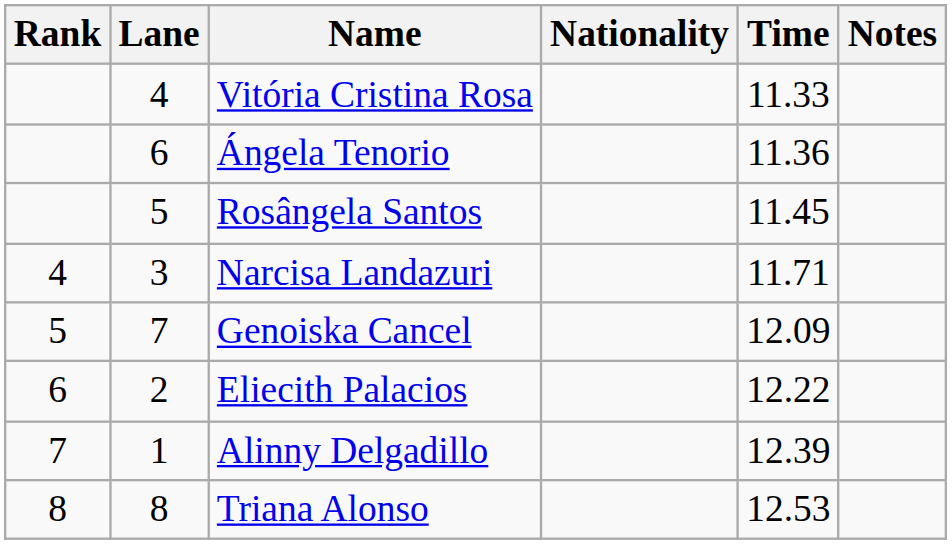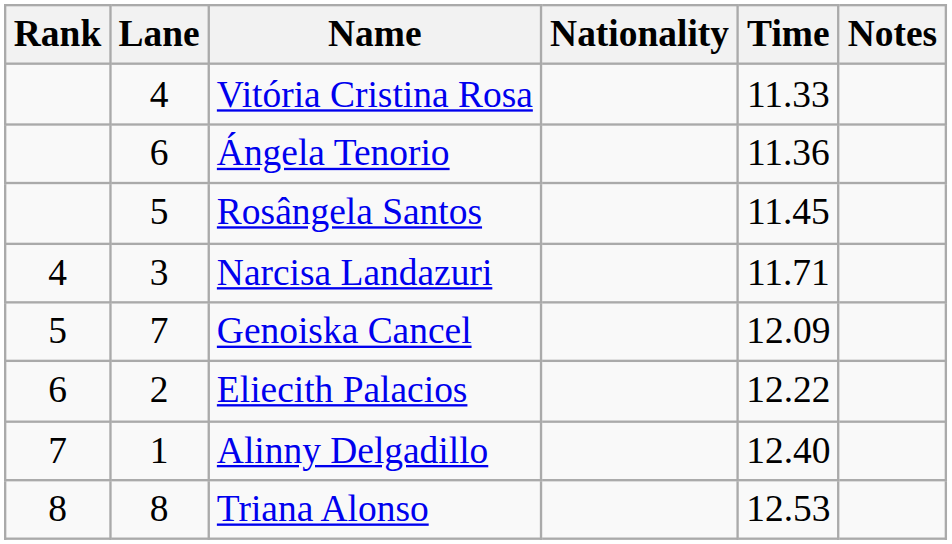(788, 449) 12.39 -> (788, 449) 12.40
